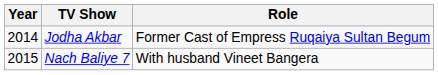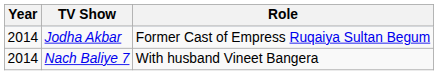(23, 59) 2015 -> (23, 59) 2014
